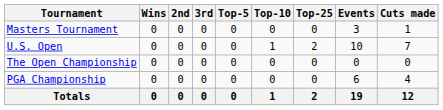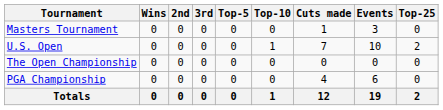columns swapped: (314, 13) <-> (408, 13)
